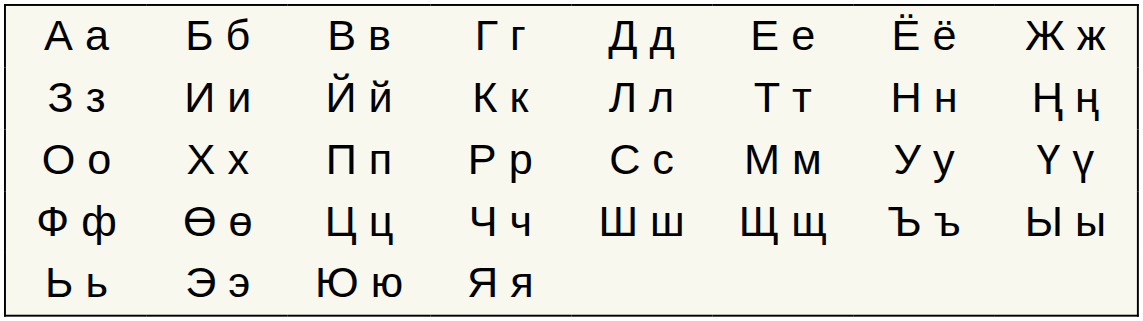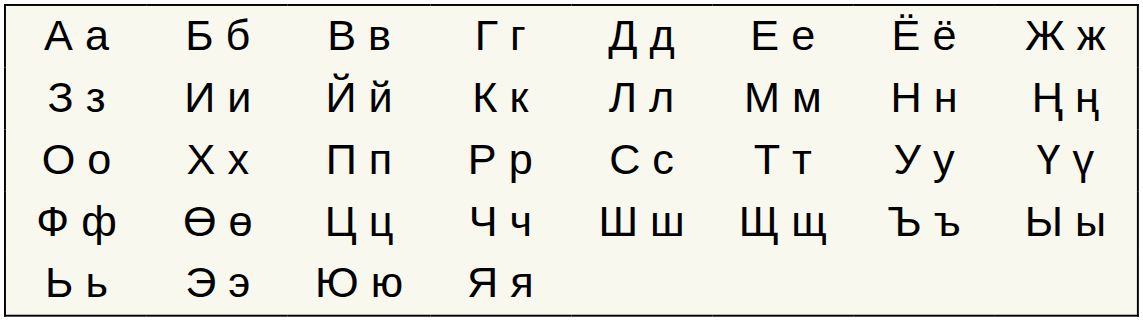(783, 98) Т т -> (783, 98) М м
(783, 159) М м -> (783, 159) Т т
